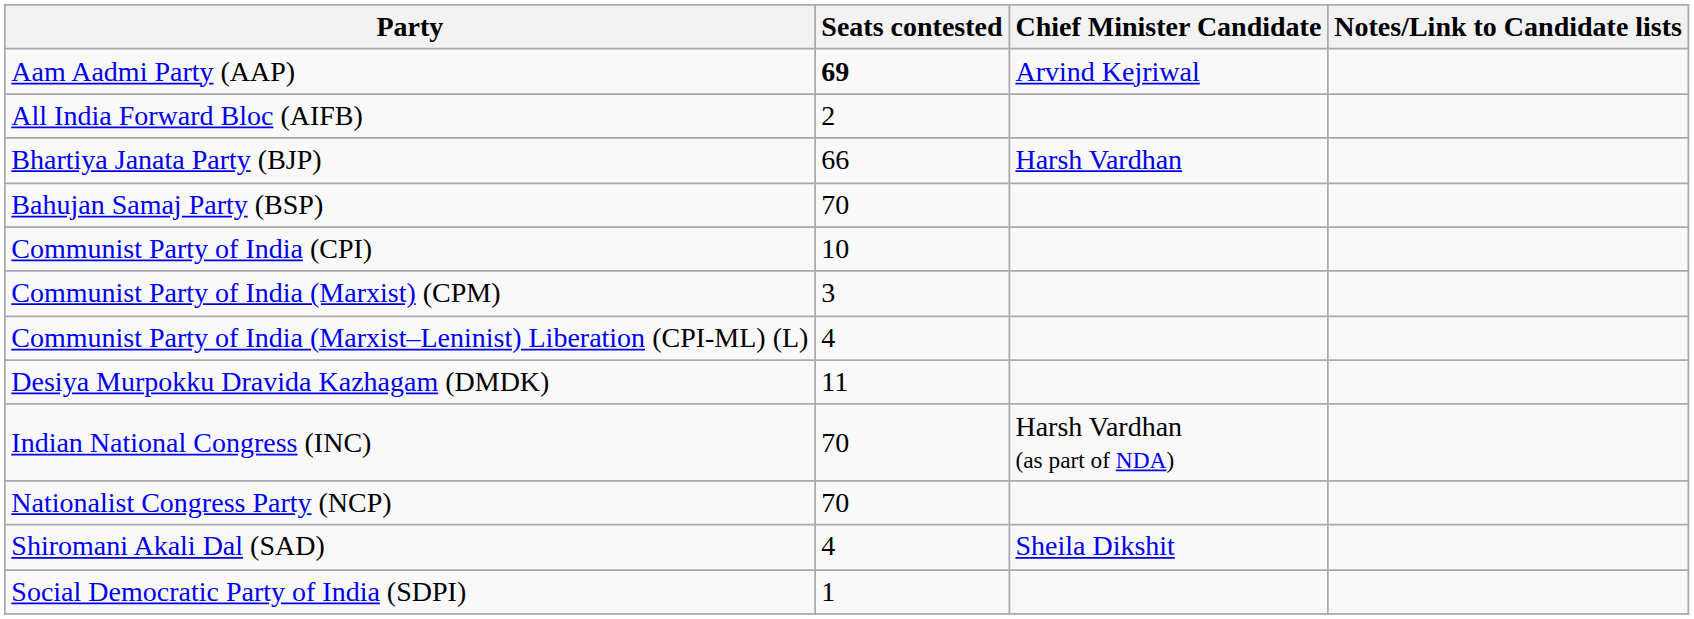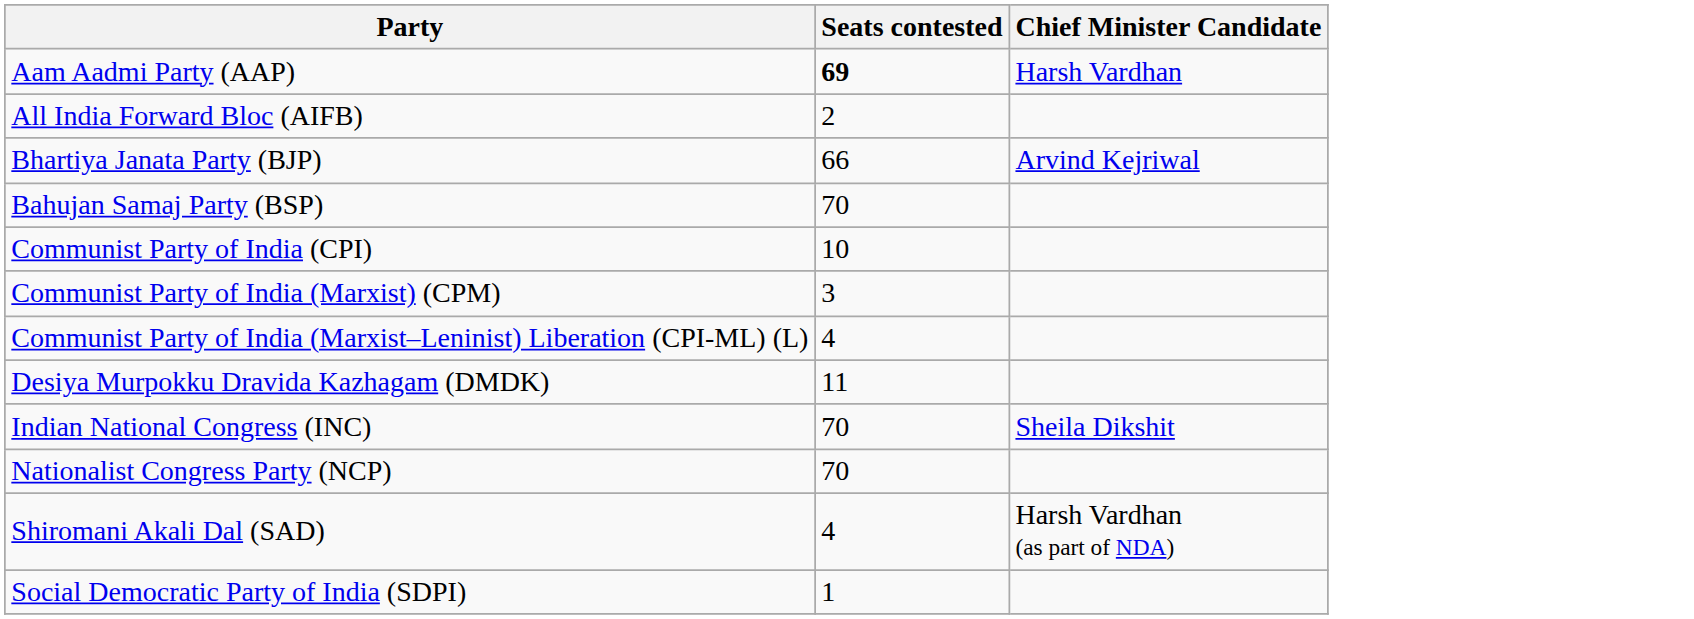- column: (1508, 26)
(1108, 71) Arvind Kejriwal -> (1099, 71) Harsh Vardhan
(1099, 159) Harsh Vardhan -> (1108, 159) Arvind Kejriwal
(1099, 442) Harsh Vardhan (as part of NDA) -> (1095, 426) Sheila Dikshit
(1095, 546) Sheila Dikshit -> (1099, 530) Harsh Vardhan (as part of NDA)
